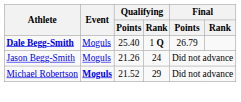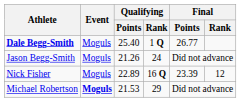(187, 43) 26.79 -> (187, 43) 26.77
+ row: (28, 74)
(129, 74) 21.52 -> (129, 89) 21.53
